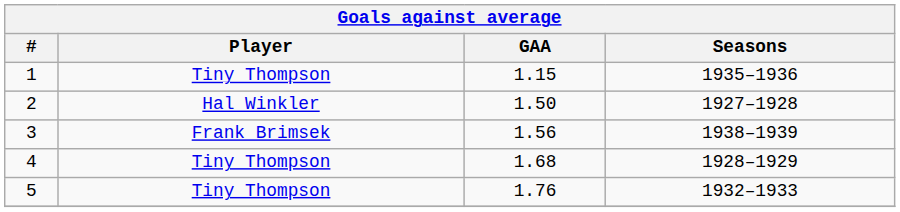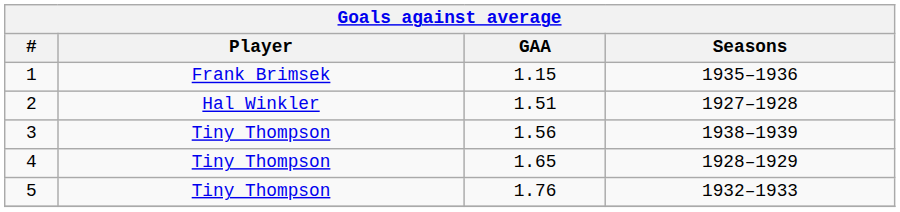(261, 77) Tiny Thompson -> (261, 77) Frank Brimsek
(535, 106) 1.50 -> (535, 106) 1.51
(261, 134) Frank Brimsek -> (261, 134) Tiny Thompson
(535, 163) 1.68 -> (535, 163) 1.65
